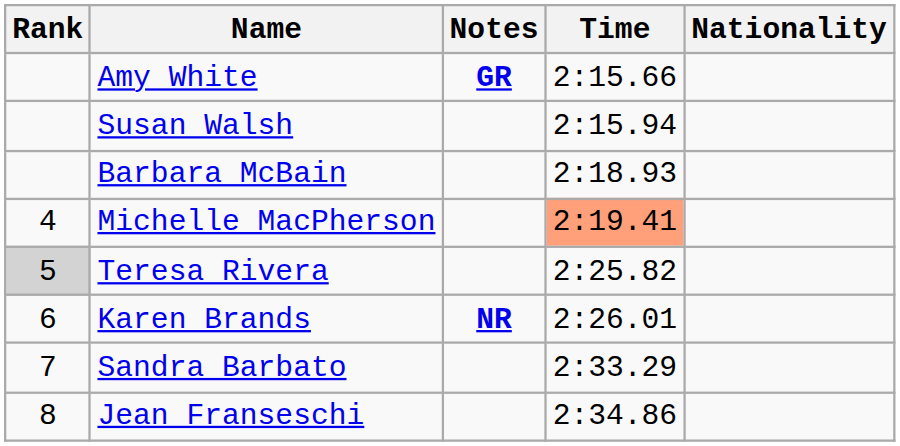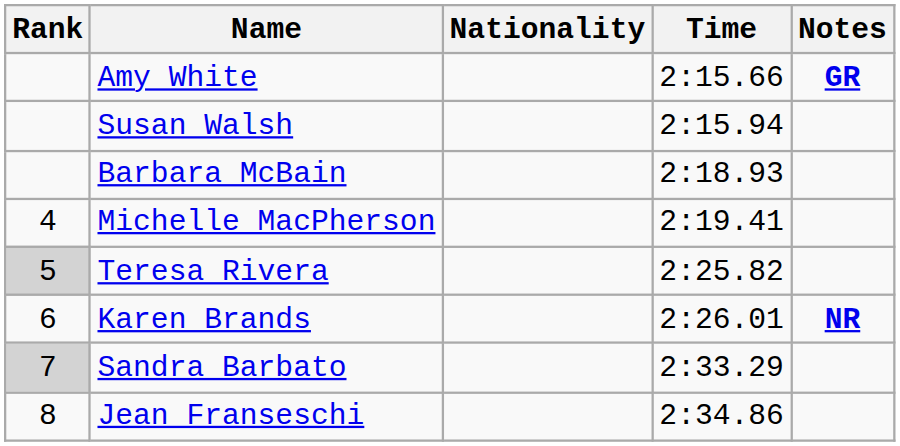columns swapped: (789, 29) <-> (494, 29)
(615, 223) lightsalmon background -> (722, 223) no background
(48, 367) no background -> (48, 367) lightgrey background
